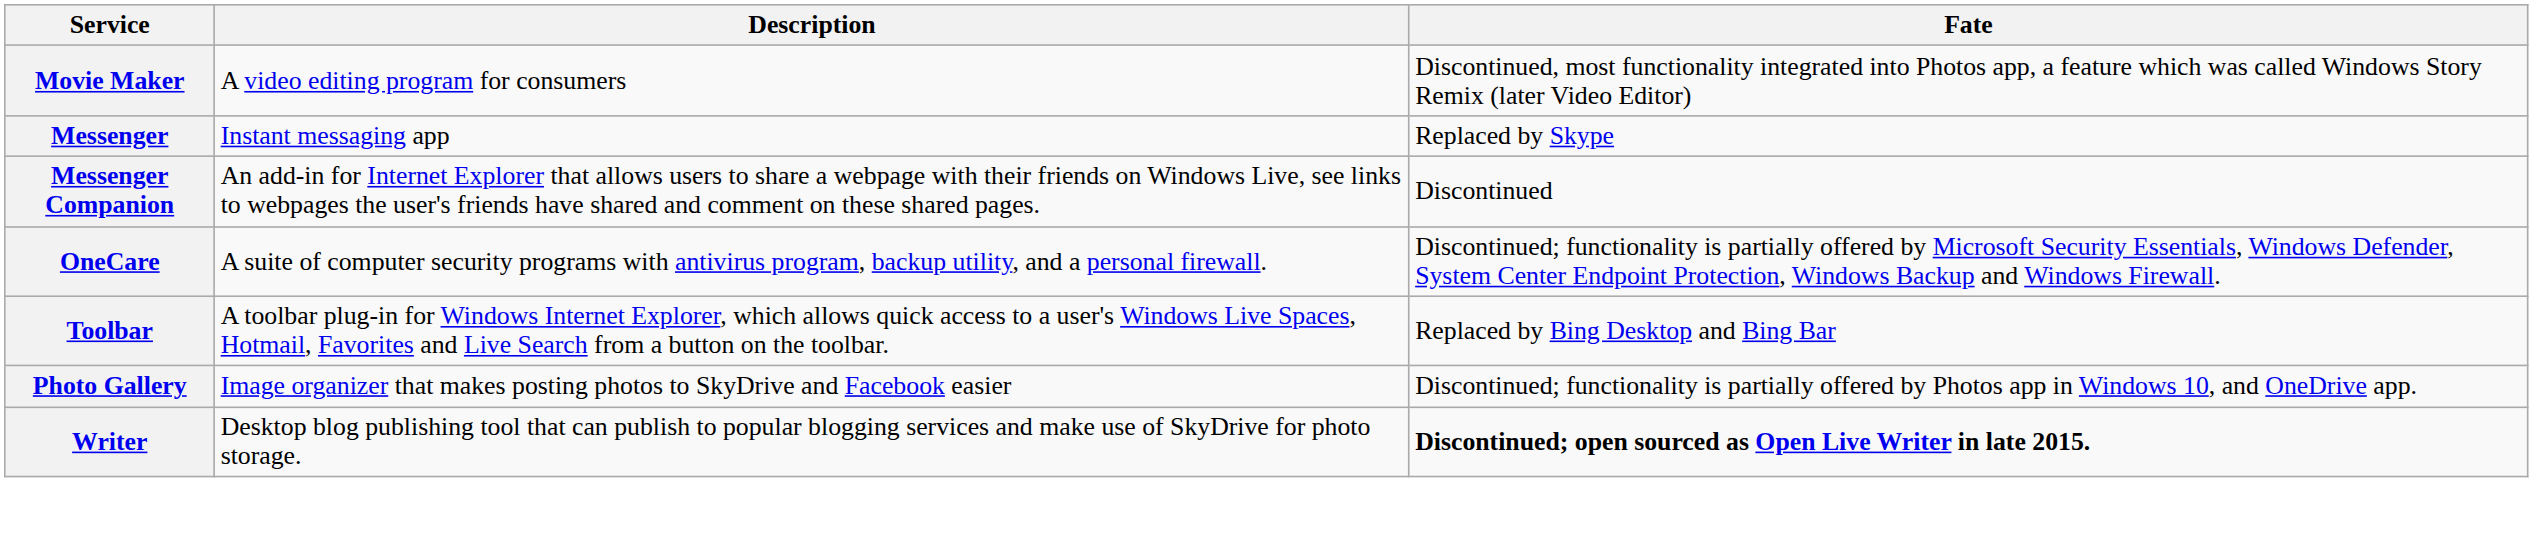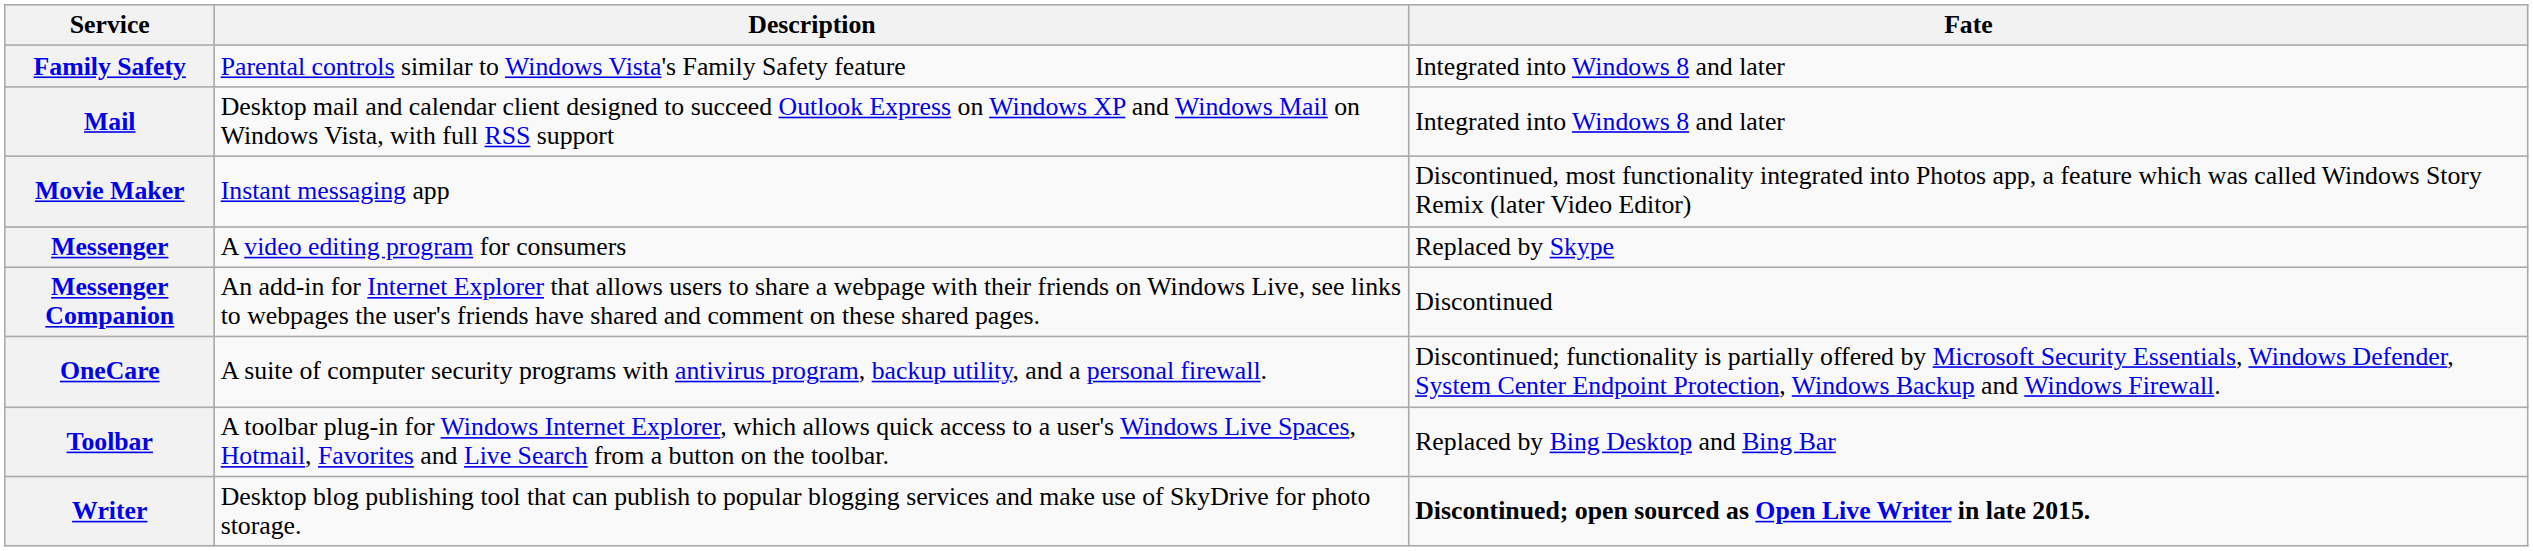+ row: (110, 65)
+ row: (110, 121)
(423, 80) A video editing program for consumers -> (335, 190) Instant messaging app
(335, 135) Instant messaging app -> (423, 246) A video editing program for consumers
- row: (110, 385)
